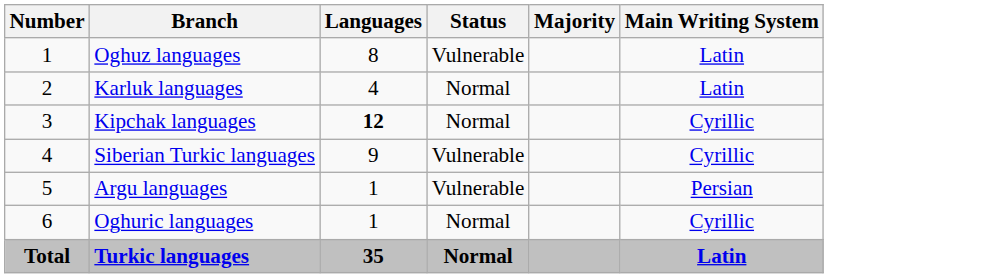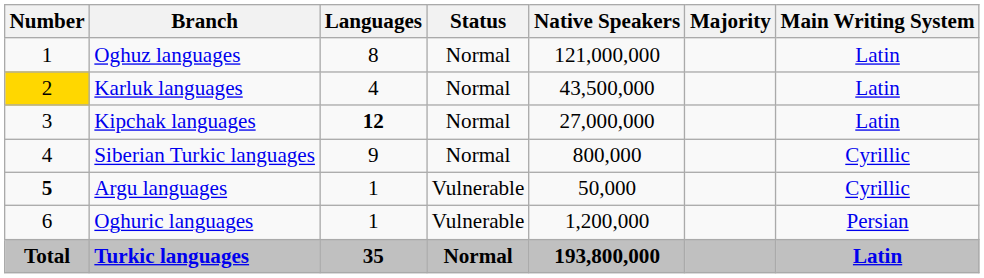+ column: (607, 21)
(478, 54) Vulnerable -> (478, 54) Normal
(47, 88) no background -> (47, 88) gold background
(722, 121) Cyrillic -> (878, 121) Latin
(478, 155) Vulnerable -> (478, 155) Normal
(47, 188) normal -> (47, 188) bold
(722, 188) Persian -> (878, 188) Cyrillic
(478, 222) Normal -> (478, 222) Vulnerable
(722, 222) Cyrillic -> (878, 222) Persian
